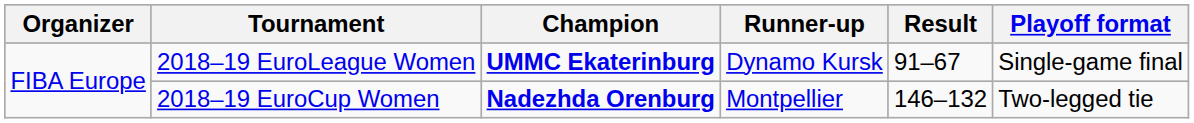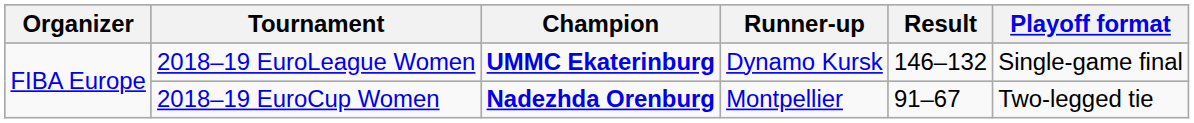(927, 62) 91–67 -> (940, 62) 146–132
(940, 100) 146–132 -> (927, 100) 91–67
